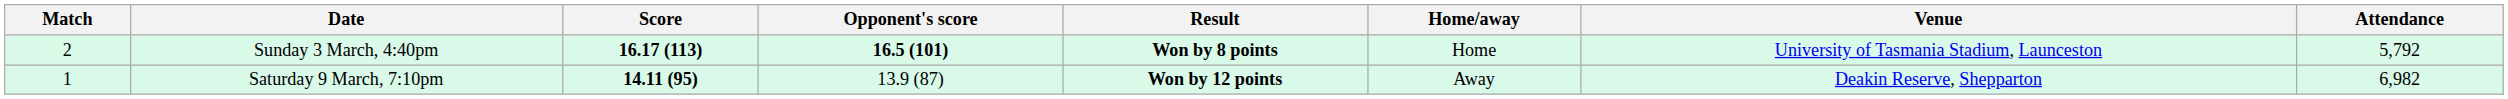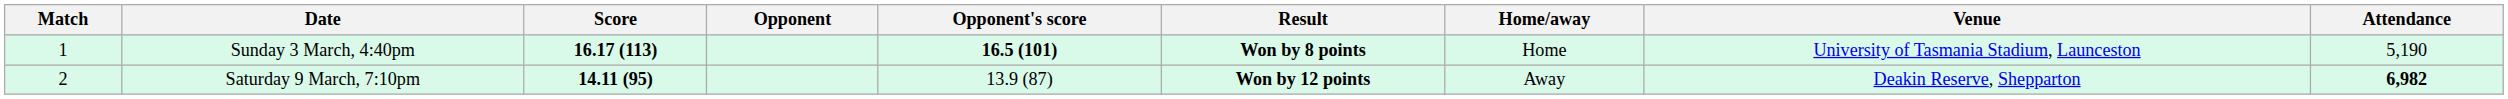+ column: (792, 19)
(67, 49) 2 -> (63, 49) 1
(2400, 49) 5,792 -> (2407, 49) 5,190
(67, 79) 1 -> (63, 79) 2
(2400, 79) normal -> (2407, 79) bold
